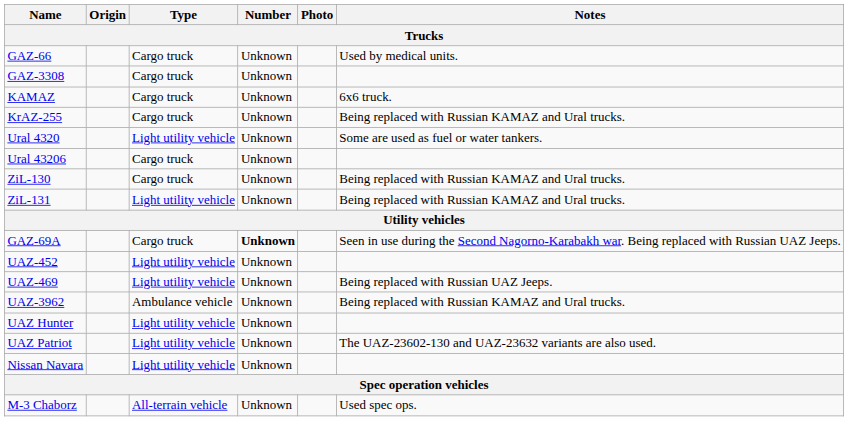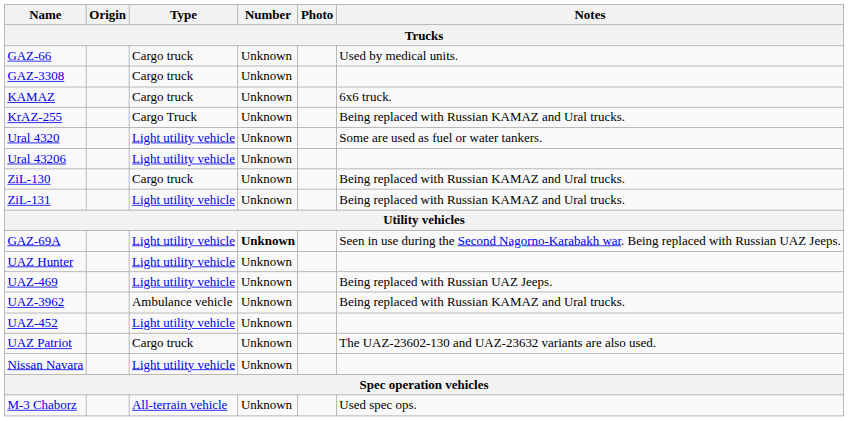(163, 117) Cargo truck -> (164, 117) Cargo Truck
(163, 158) Cargo truck -> (183, 158) Light utility vehicle
(163, 240) Cargo truck -> (183, 240) Light utility vehicle
rows swapped: (33, 261) <-> (40, 323)
(183, 343) Light utility vehicle -> (163, 343) Cargo truck
